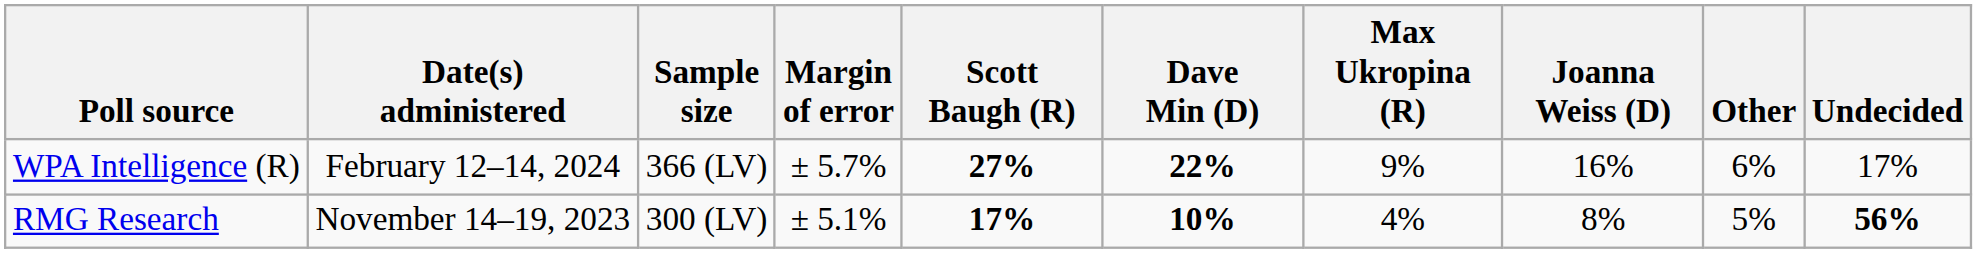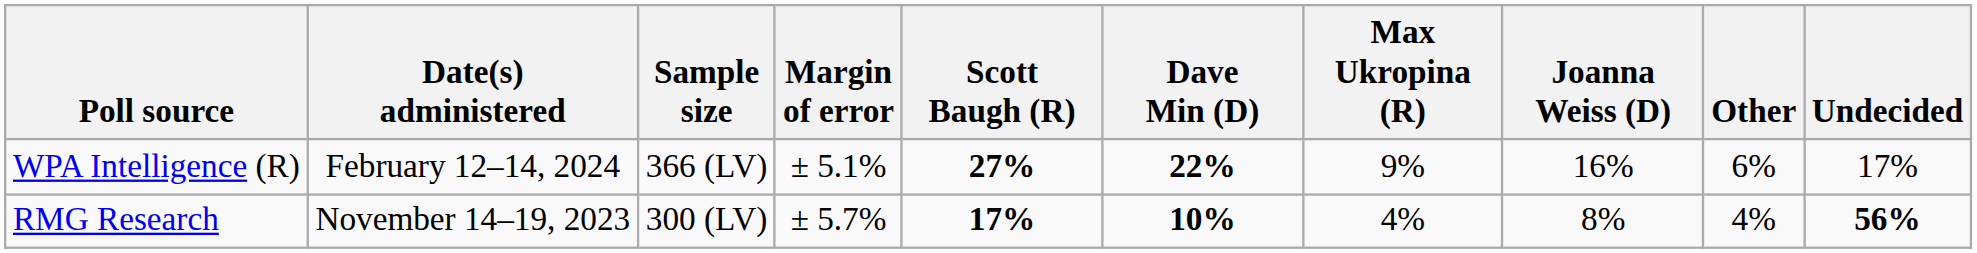(839, 165) ± 5.7% -> (839, 165) ± 5.1%
(839, 220) ± 5.1% -> (839, 220) ± 5.7%
(1754, 220) 5% -> (1754, 220) 4%
